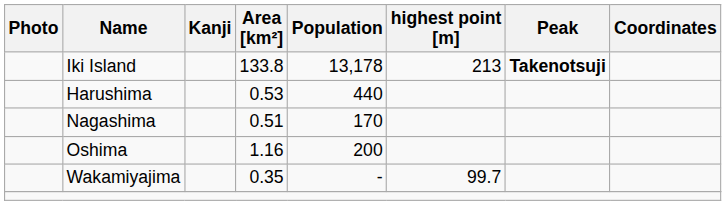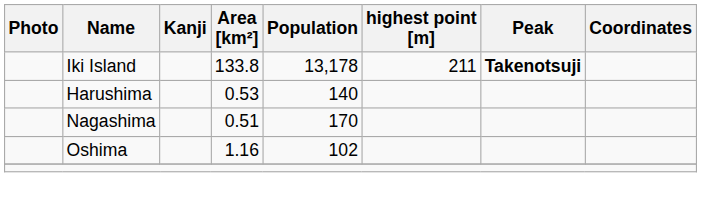(487, 66) 213 -> (463, 66) 211
(368, 94) 440 -> (343, 94) 140
(368, 149) 200 -> (343, 149) 102
- row: (123, 177)
